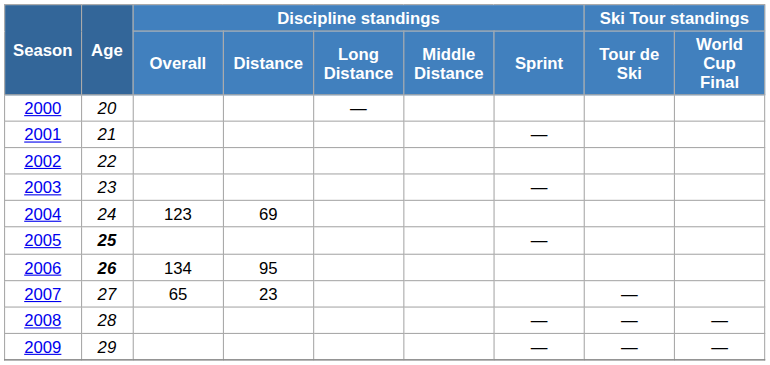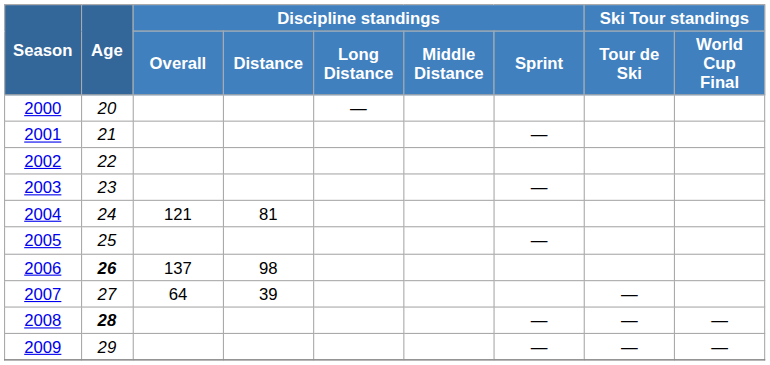(178, 214) 123 -> (178, 214) 121
(268, 214) 69 -> (268, 214) 81
(107, 241) bold -> (107, 241) normal
(178, 267) 134 -> (178, 267) 137
(268, 267) 95 -> (268, 267) 98
(178, 294) 65 -> (178, 294) 64
(268, 294) 23 -> (268, 294) 39
(107, 320) normal -> (107, 320) bold
